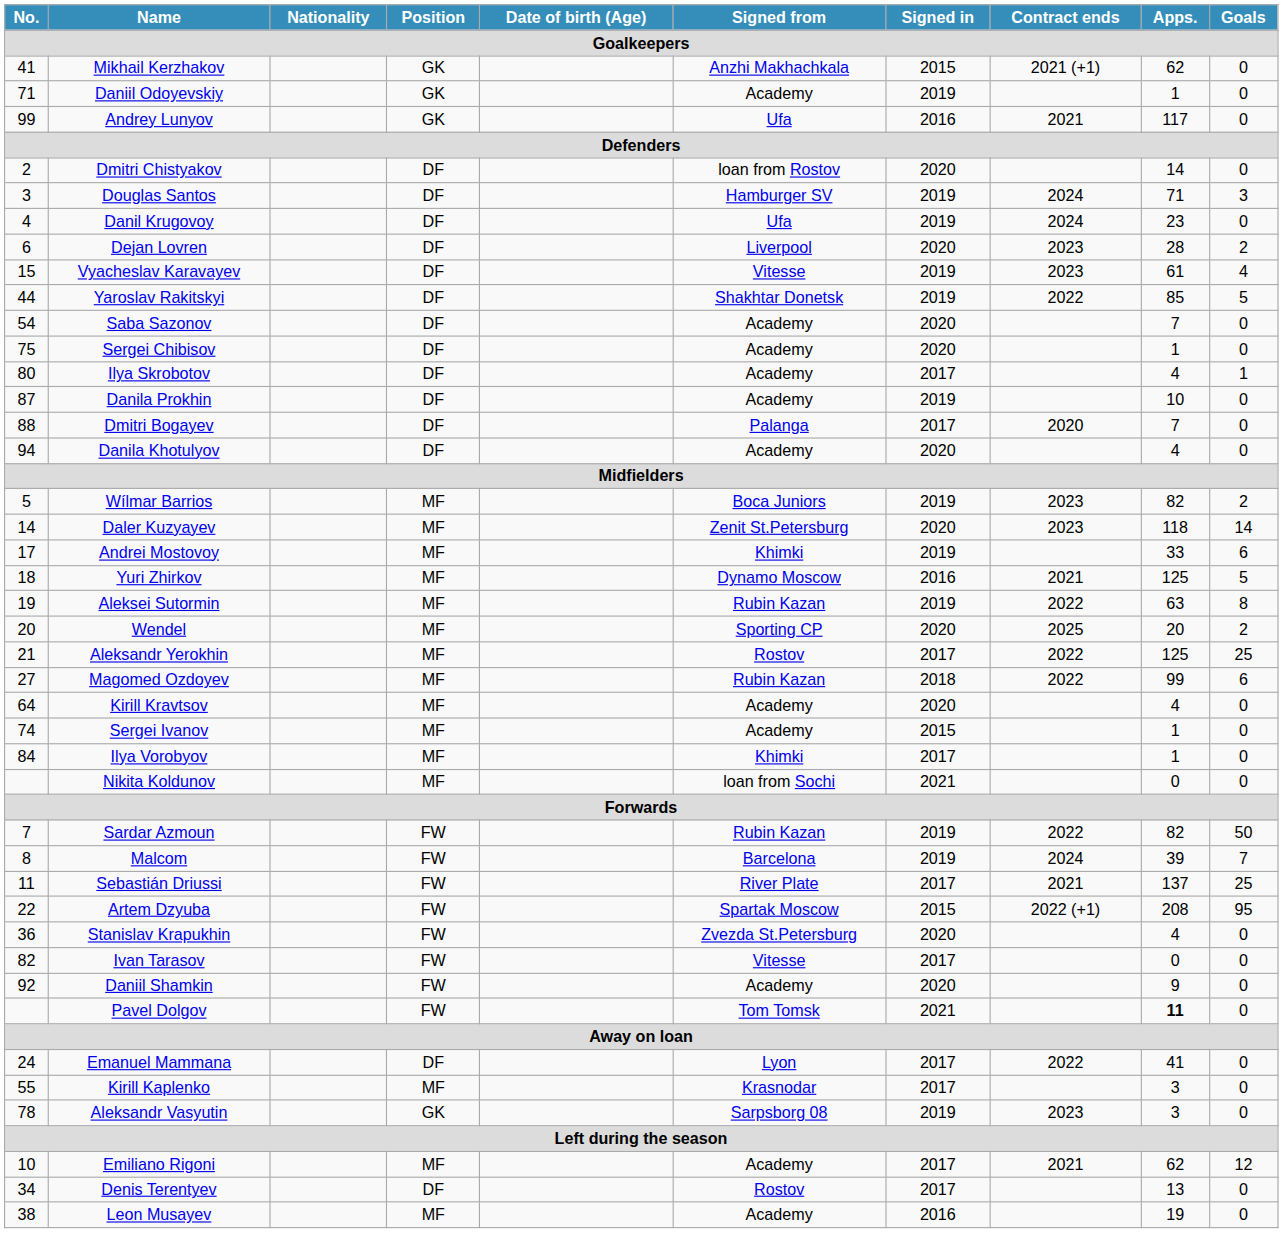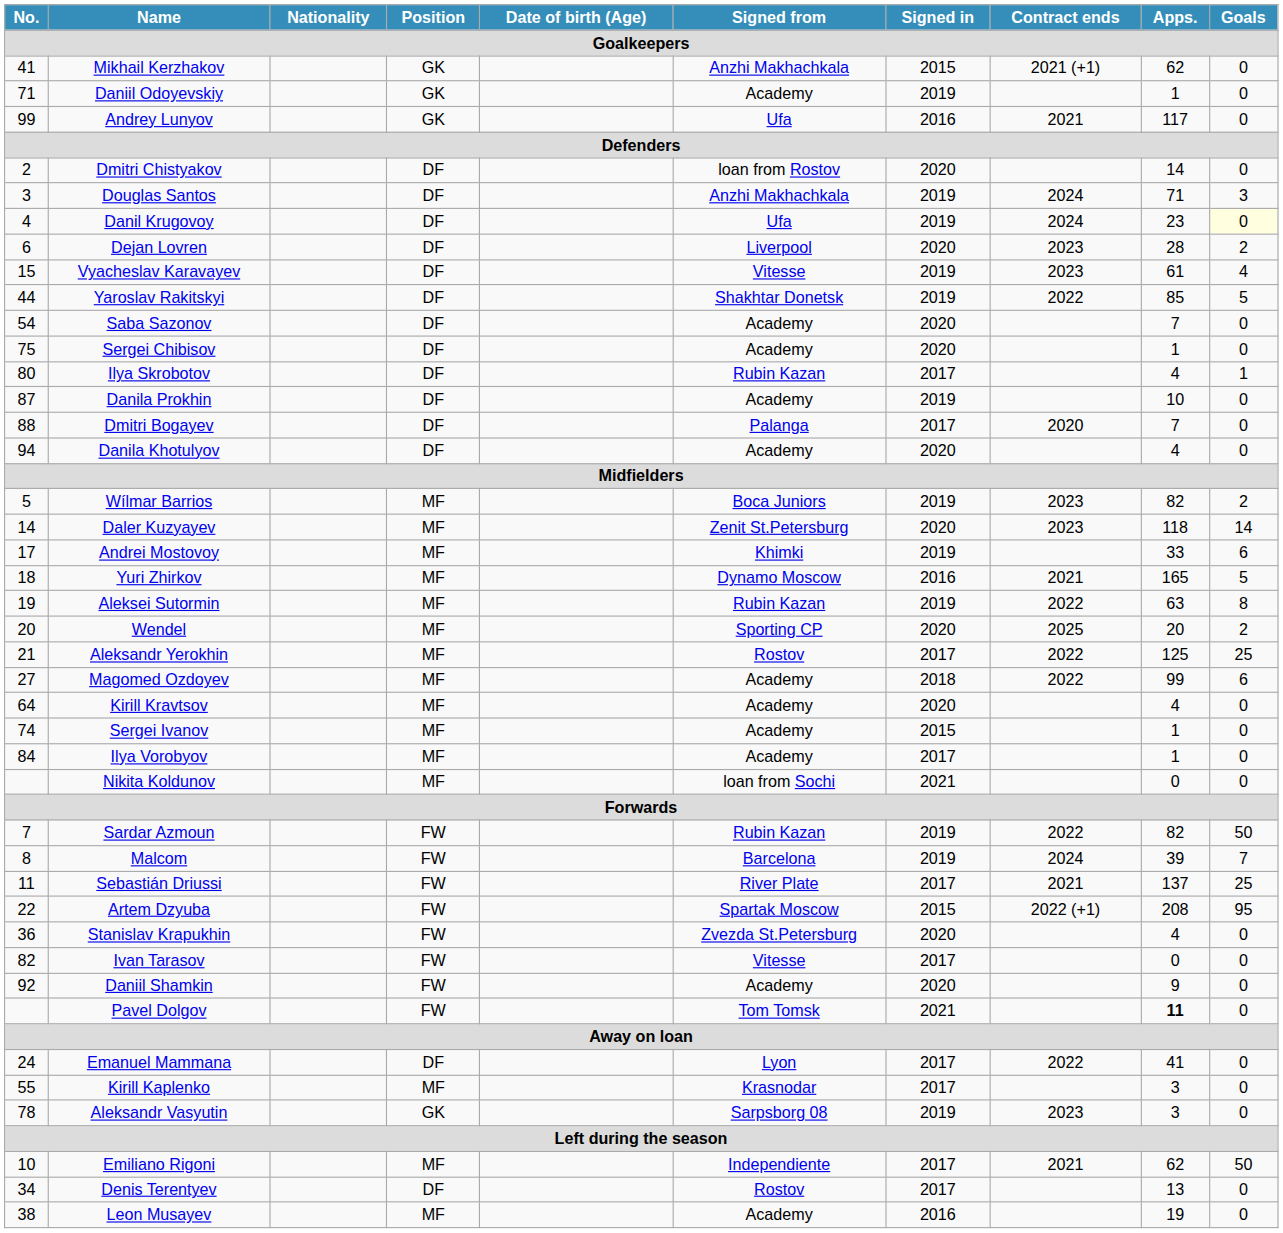(779, 196) Hamburger SV -> (779, 196) Anzhi Makhachkala
(1243, 222) no background -> (1243, 222) lightyellow background
(779, 374) Academy -> (779, 374) Rubin Kazan
(1175, 578) 125 -> (1175, 578) 165
(779, 680) Rubin Kazan -> (779, 680) Academy
(779, 757) Khimki -> (779, 757) Academy
(779, 1164) Academy -> (779, 1164) Independiente
(1243, 1164) 12 -> (1243, 1164) 50
